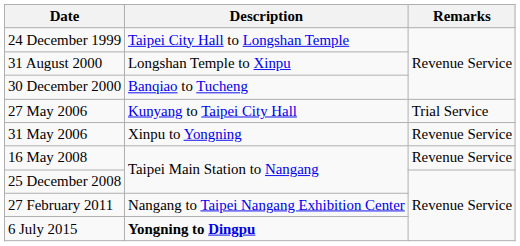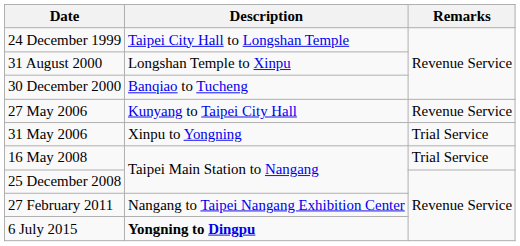(450, 110) Trial Service -> (462, 110) Revenue Service
(462, 134) Revenue Service -> (450, 134) Trial Service
(462, 157) Revenue Service -> (450, 157) Trial Service
